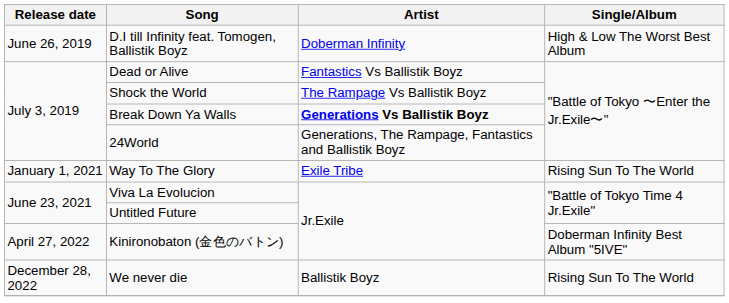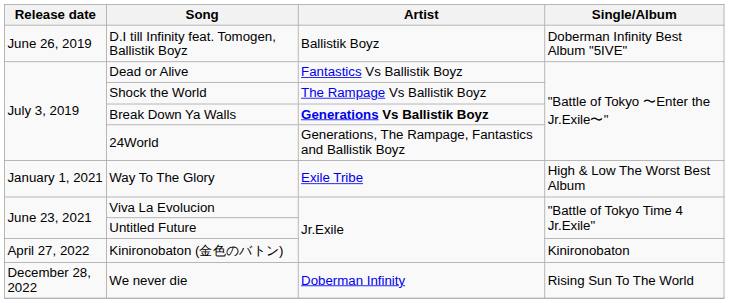(353, 43) Doberman Infinity -> (340, 43) Ballistik Boyz
(629, 43) High & Low The Worst Best Album -> (615, 43) Doberman Infinity Best Album "5IVE"
(621, 171) Rising Sun To The World -> (629, 178) High & Low The Worst Best Album
(615, 241) Doberman Infinity Best Album "5IVE" -> (589, 250) Kinironobaton
(340, 277) Ballistik Boyz -> (353, 280) Doberman Infinity
